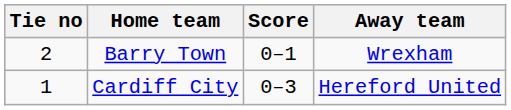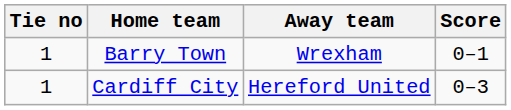columns swapped: (278, 21) <-> (410, 21)
(46, 54) 2 -> (46, 54) 1
